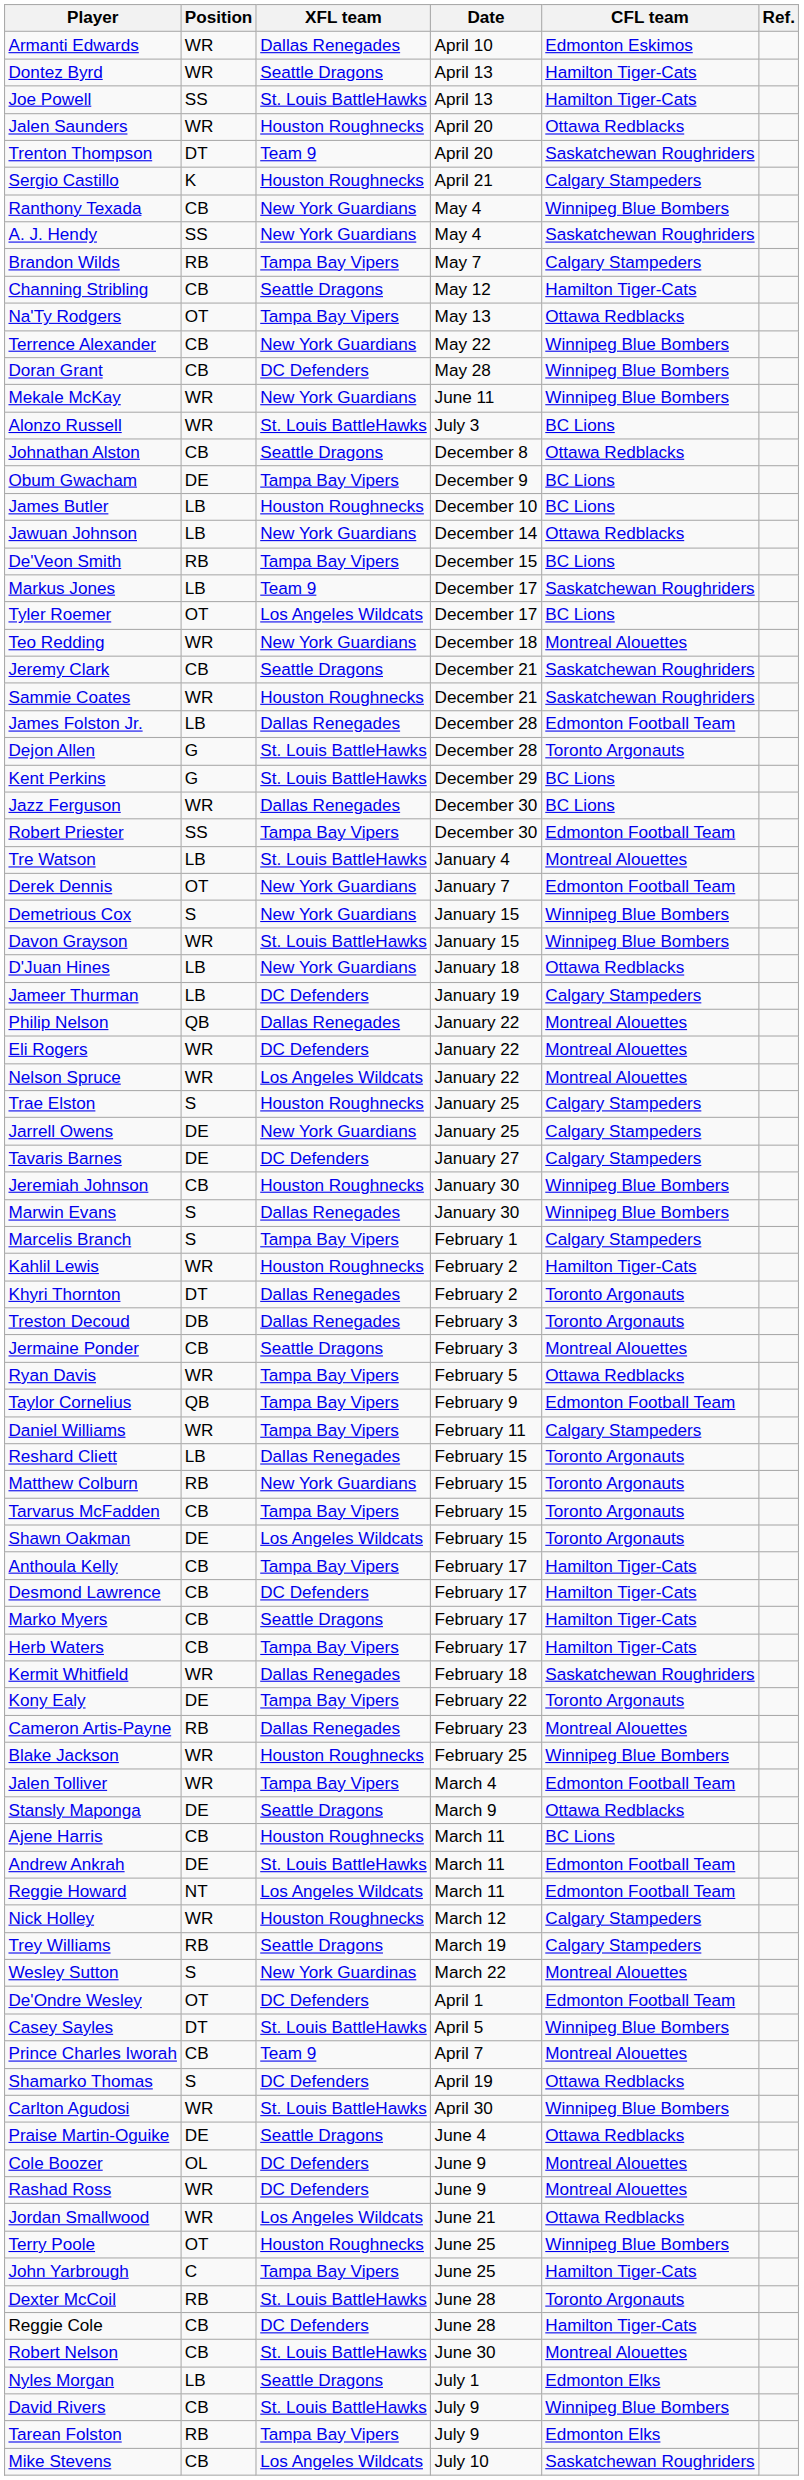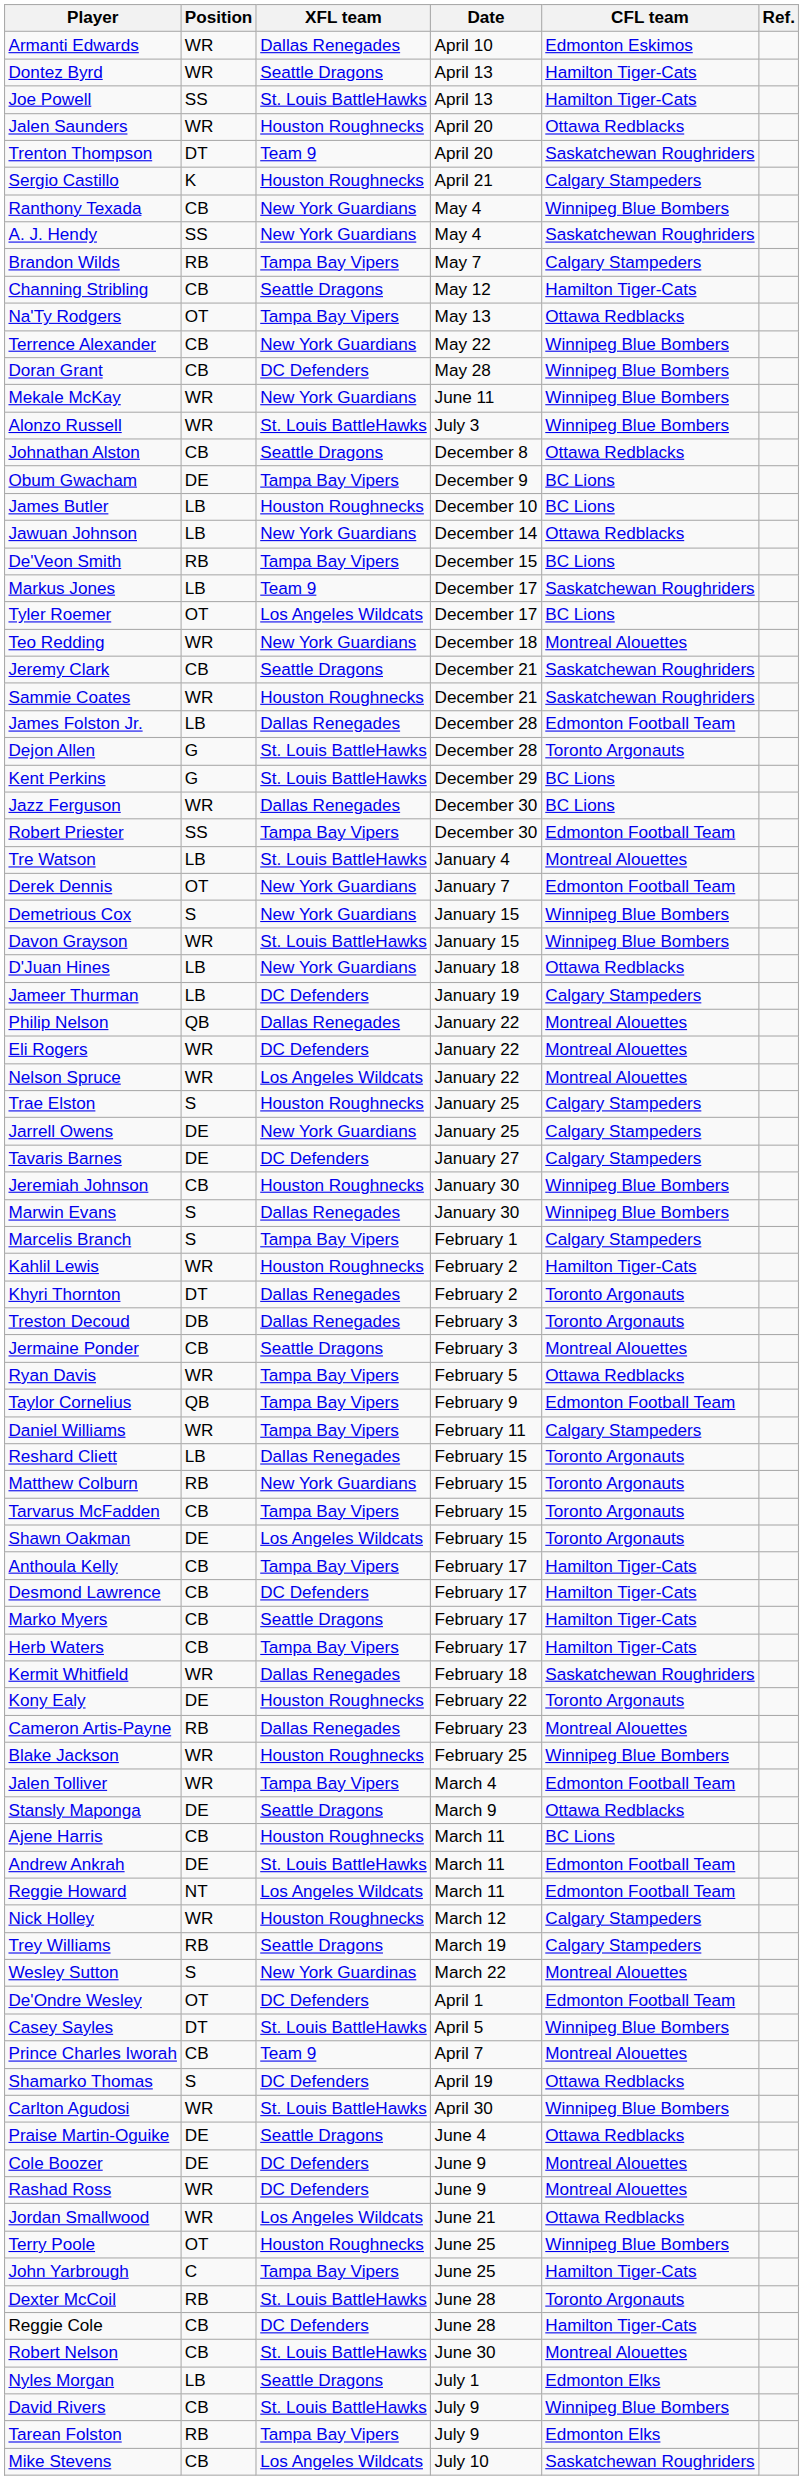(580, 425) BC Lions -> (637, 425) Winnipeg Blue Bombers
(330, 1701) Tampa Bay Vipers -> (342, 1701) Houston Roughnecks
(196, 2163) OL -> (197, 2163) DE
